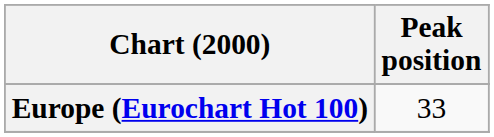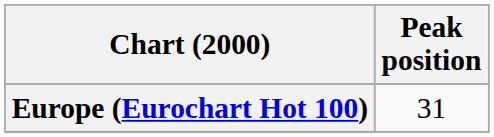(431, 107) 33 -> (431, 107) 31
